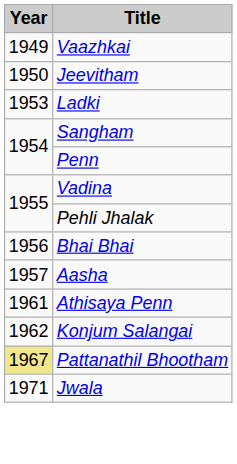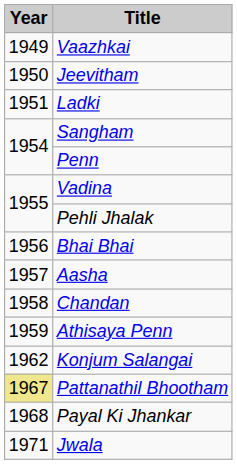(29, 103) 1953 -> (29, 103) 1951
+ row: (93, 302)
(29, 302) 1961 -> (29, 331) 1959
+ row: (124, 416)
